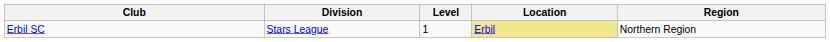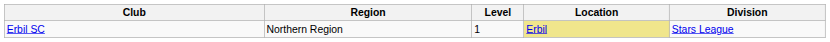columns swapped: (342, 12) <-> (721, 12)
